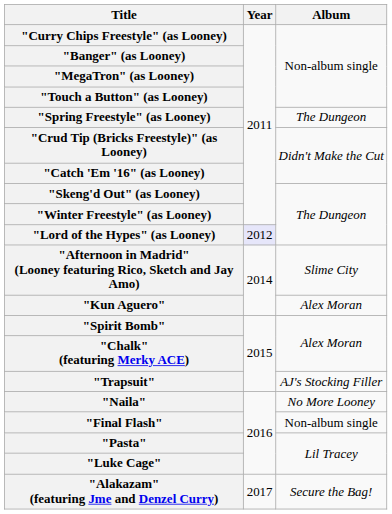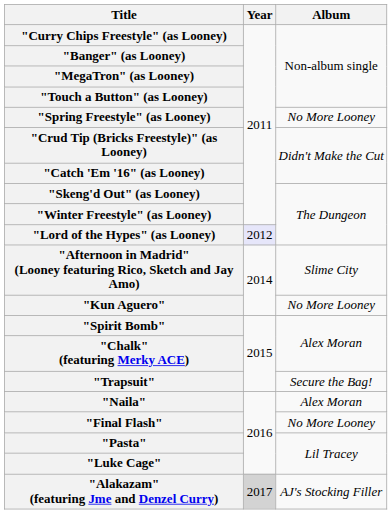(331, 117) The Dungeon -> (331, 117) No More Looney
(331, 305) Alex Moran -> (331, 305) No More Looney
(331, 381) AJ's Stocking Filler -> (331, 381) Secure the Bag!
(331, 401) No More Looney -> (331, 401) Alex Moran
(331, 422) Non-album single -> (331, 422) No More Looney
(260, 491) no background -> (260, 491) lightgrey background
(331, 491) Secure the Bag! -> (331, 491) AJ's Stocking Filler
